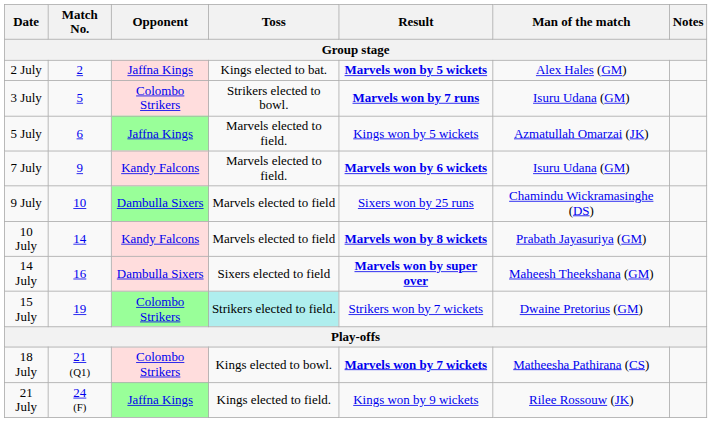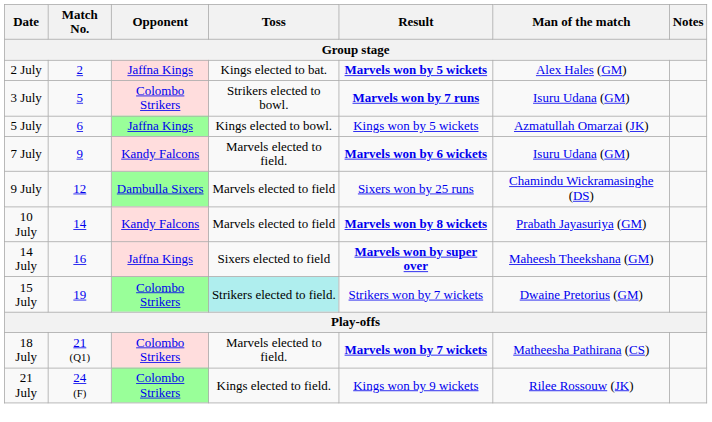(274, 133) Marvels elected to field. -> (274, 126) Kings elected to bowl.
(80, 203) 10 -> (80, 189) 12
(160, 273) Dambulla Sixers -> (160, 259) Jaffna Kings
(274, 364) Kings elected to bowl. -> (274, 350) Marvels elected to field.
(160, 399) Jaffna Kings -> (160, 385) Colombo Strikers
